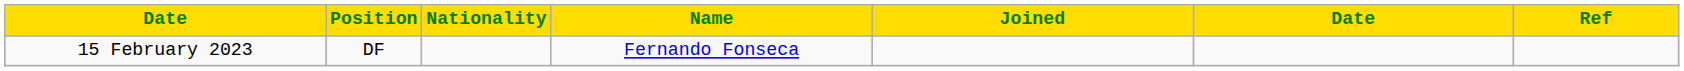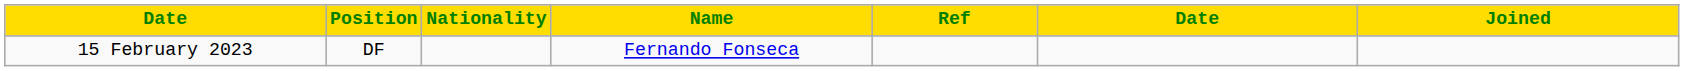columns swapped: (1032, 20) <-> (1596, 20)
